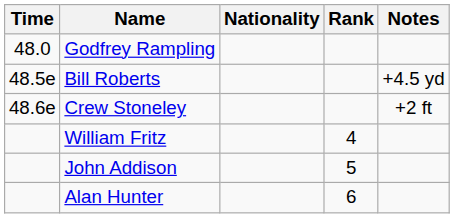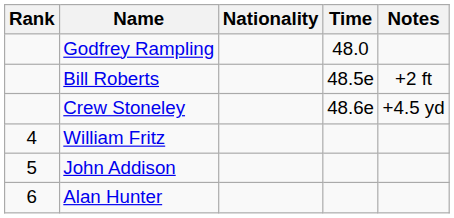columns swapped: (351, 19) <-> (32, 19)
(414, 78) +4.5 yd -> (414, 78) +2 ft
(414, 108) +2 ft -> (414, 108) +4.5 yd
